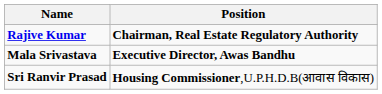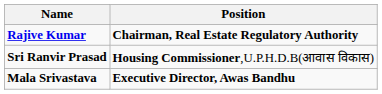rows swapped: (57, 77) <-> (52, 55)
